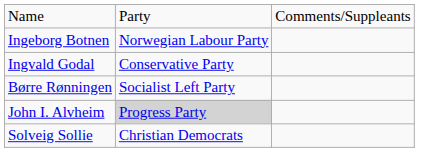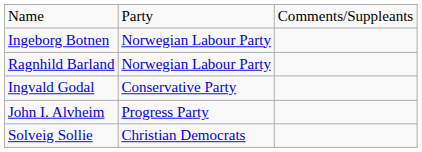+ row: (61, 64)
- row: (60, 87)
(163, 111) lightgrey background -> (165, 111) no background
